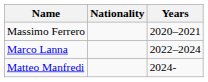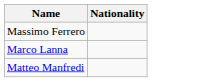- column: (175, 13)
